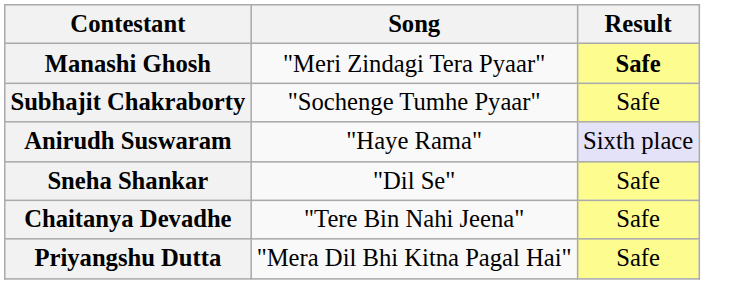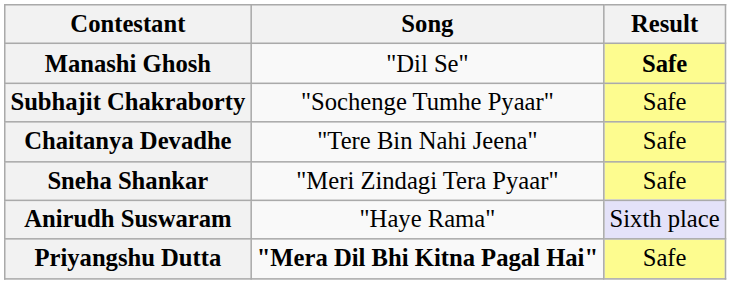(414, 63) "Meri Zindagi Tera Pyaar" -> (427, 63) "Dil Se"
rows swapped: (128, 141) <-> (128, 219)
(414, 180) "Dil Se" -> (427, 180) "Meri Zindagi Tera Pyaar"
(414, 258) normal -> (427, 258) bold
